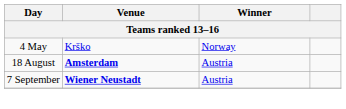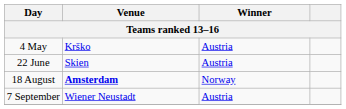(219, 46) Norway -> (217, 46) Austria
+ row: (33, 63)
(217, 63) Austria -> (219, 79) Norway
(103, 79) bold -> (100, 96) normal
